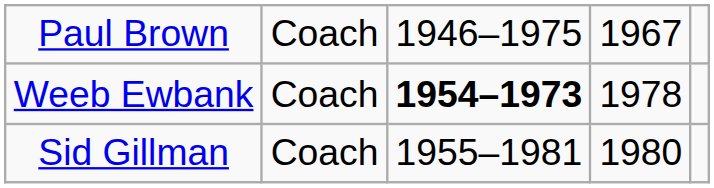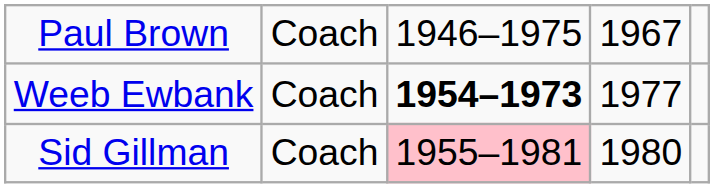(641, 93) 1978 -> (641, 93) 1977
(489, 152) no background -> (489, 152) pink background
